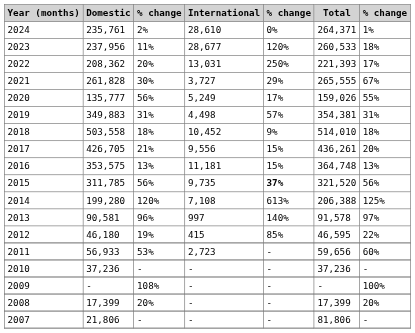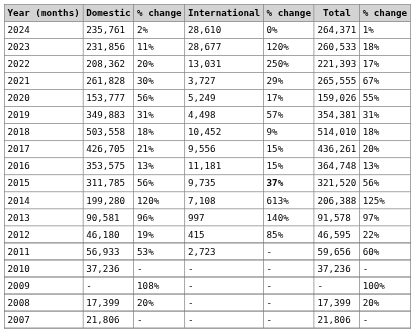(106, 47) 237,956 -> (106, 47) 231,856
(106, 98) 135,777 -> (106, 98) 153,777
(334, 320) 81,806 -> (334, 320) 21,806
